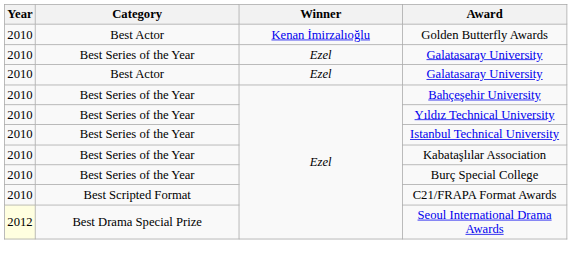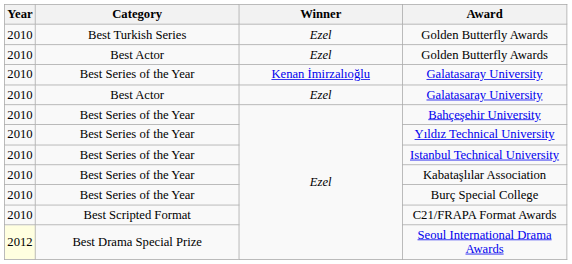+ row: (137, 34)
(321, 34) Kenan İmirzalıoğlu -> (321, 54) Ezel
(321, 54) Ezel -> (321, 74) Kenan İmirzalıoğlu
